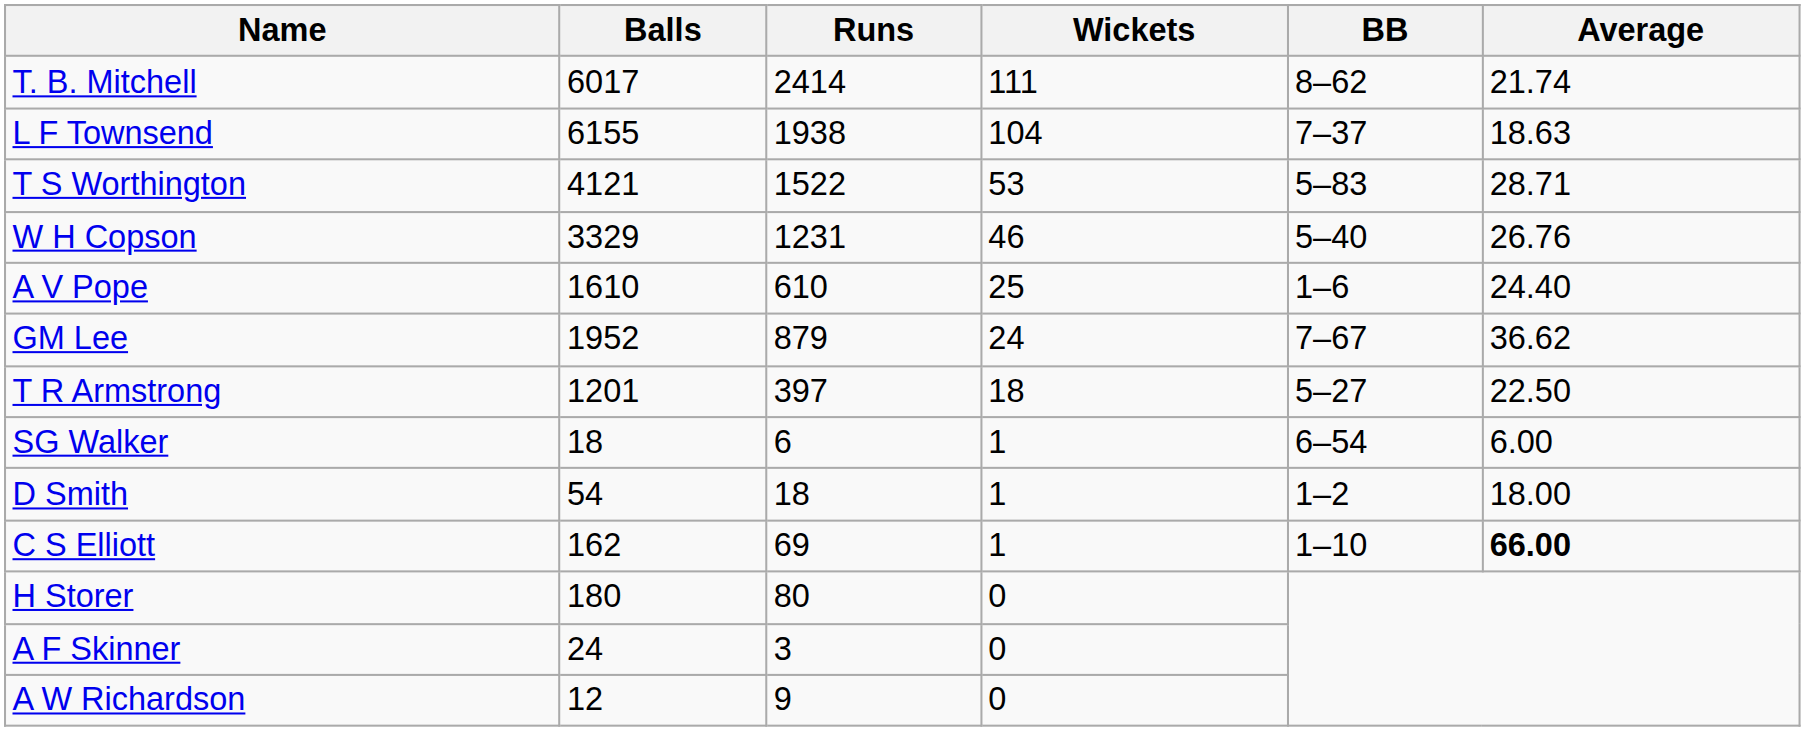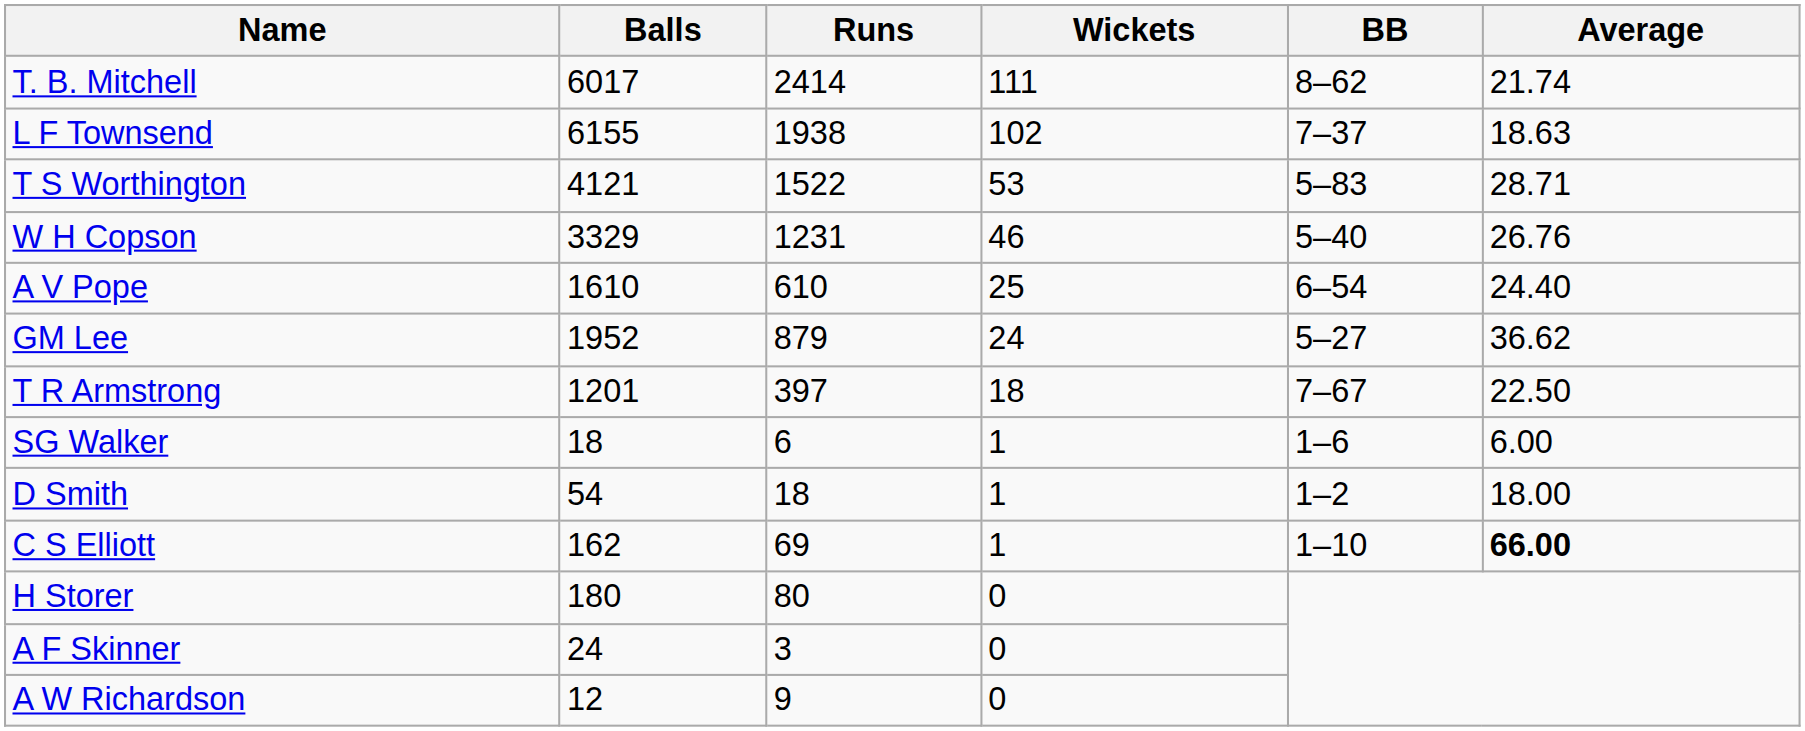(1015, 133) 104 -> (1015, 133) 102
(1322, 287) 1–6 -> (1331, 287) 6–54
(1331, 339) 7–67 -> (1331, 339) 5–27
(1331, 390) 5–27 -> (1331, 390) 7–67
(1331, 442) 6–54 -> (1322, 442) 1–6
